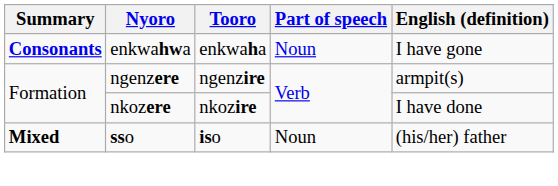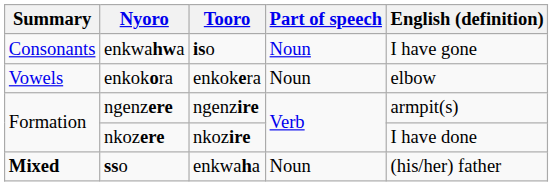(55, 48) bold -> (52, 48) normal
(233, 48) enkwaha -> (204, 48) iso
+ row: (139, 78)
(210, 136) iso -> (227, 166) enkwaha
